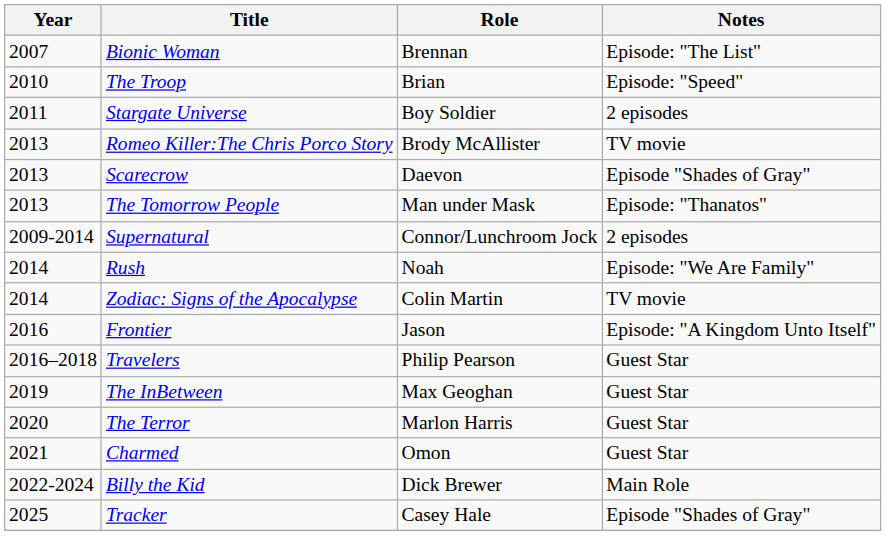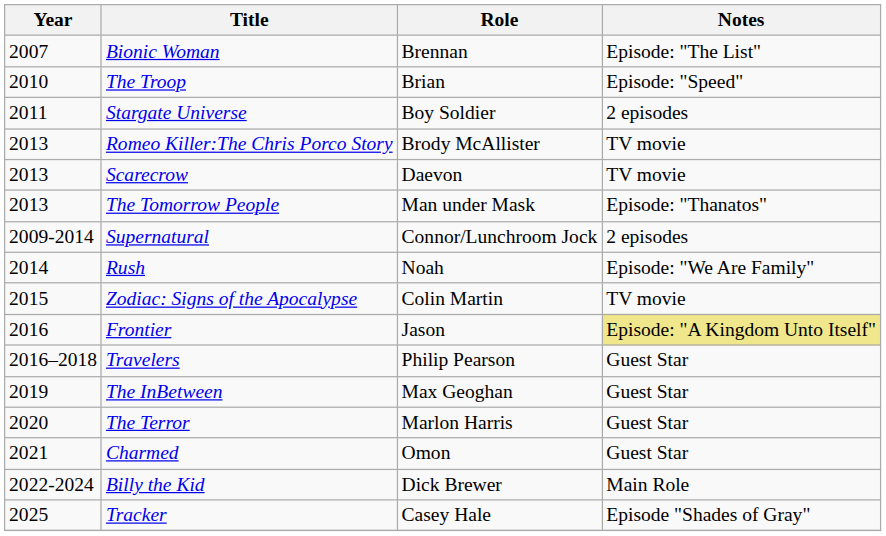(708, 174) Episode "Shades of Gray" -> (646, 174) TV movie
(29, 298) 2014 -> (29, 298) 2015
(741, 329) no background -> (741, 329) khaki background
